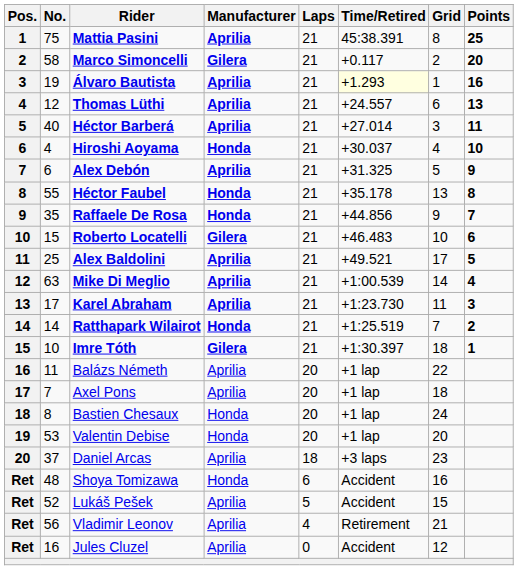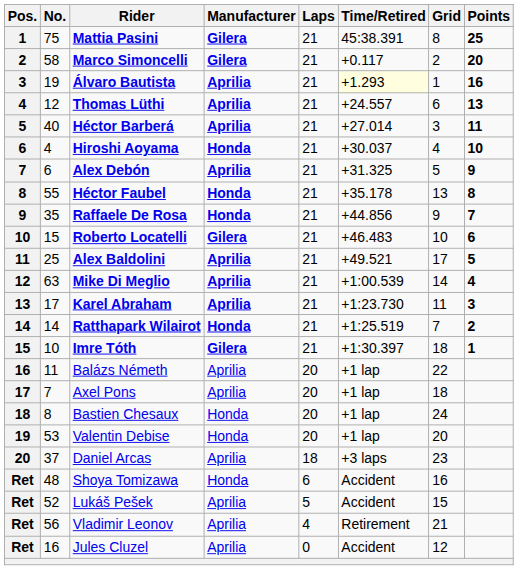(229, 38) Aprilia -> (227, 38) Gilera
